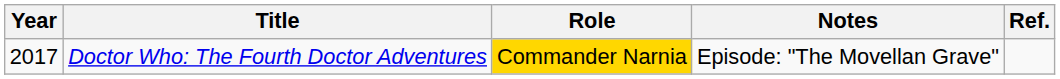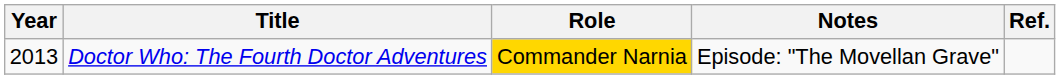(34, 56) 2017 -> (34, 56) 2013
